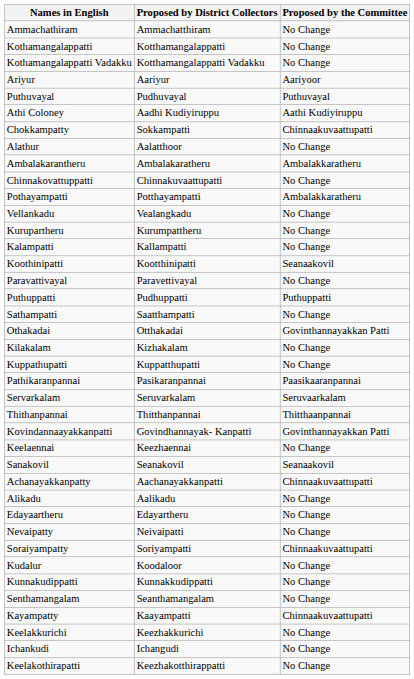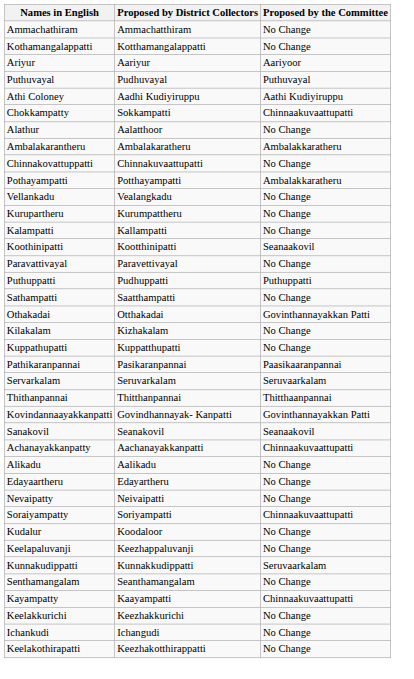- row: (69, 63)
- row: (31, 448)
+ row: (39, 548)
(306, 582) No Change -> (295, 565) Seruvaarkalam
